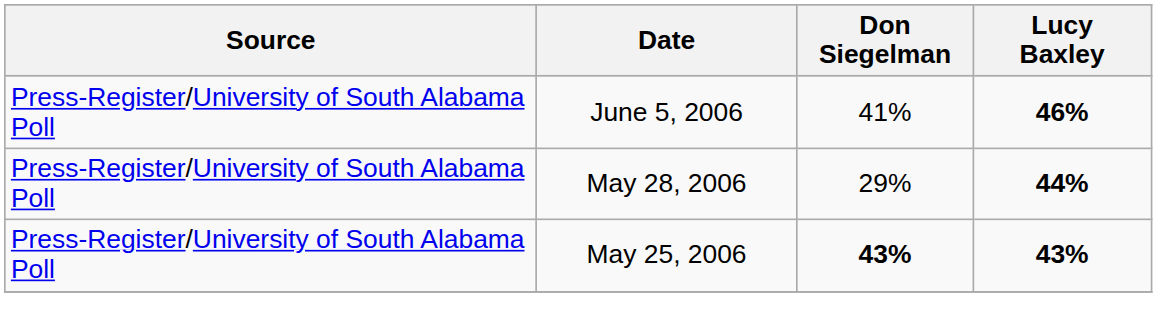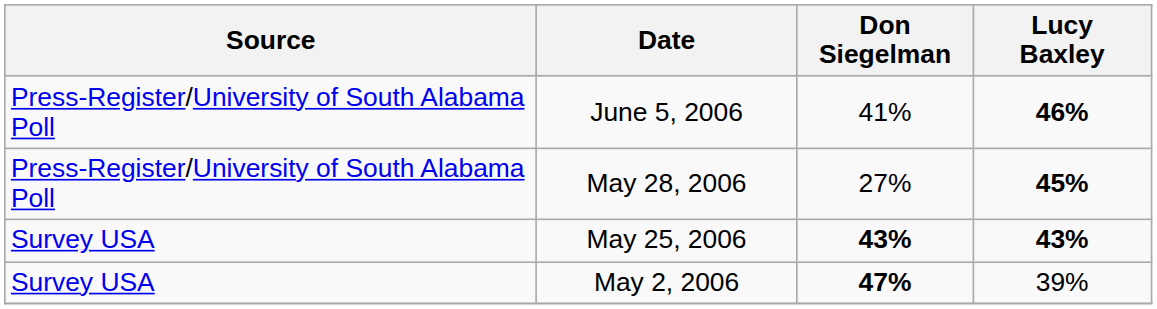(885, 183) 29% -> (885, 183) 27%
(1062, 183) 44% -> (1062, 183) 45%
(268, 254) Press-Register/University of South Alabama Poll -> (83, 240) Survey USA
+ row: (667, 282)
